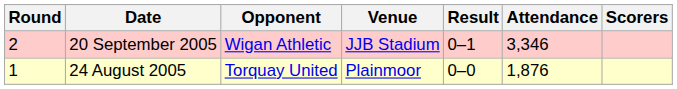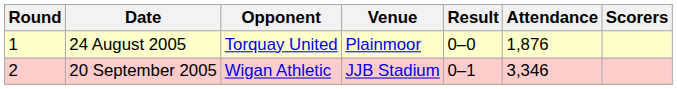rows swapped: (128, 71) <-> (143, 44)
